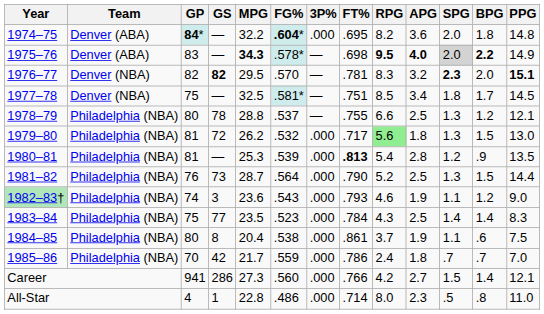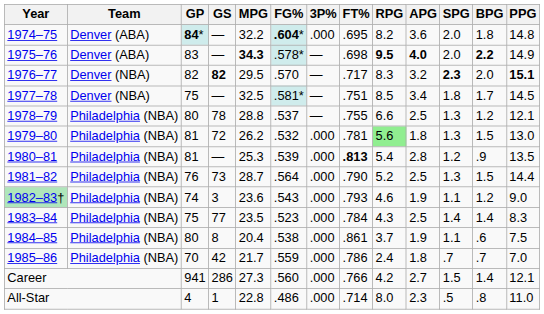(452, 55) lightgrey background -> (452, 55) no background
(355, 75) .781 -> (355, 75) .717
(355, 136) .717 -> (355, 136) .781
